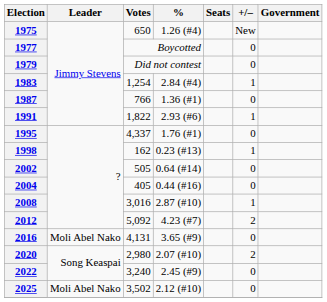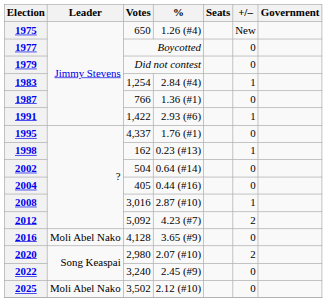(138, 116) 1,822 -> (138, 116) 1,422
(143, 168) 505 -> (143, 168) 504
(138, 237) 4,131 -> (138, 237) 4,128
